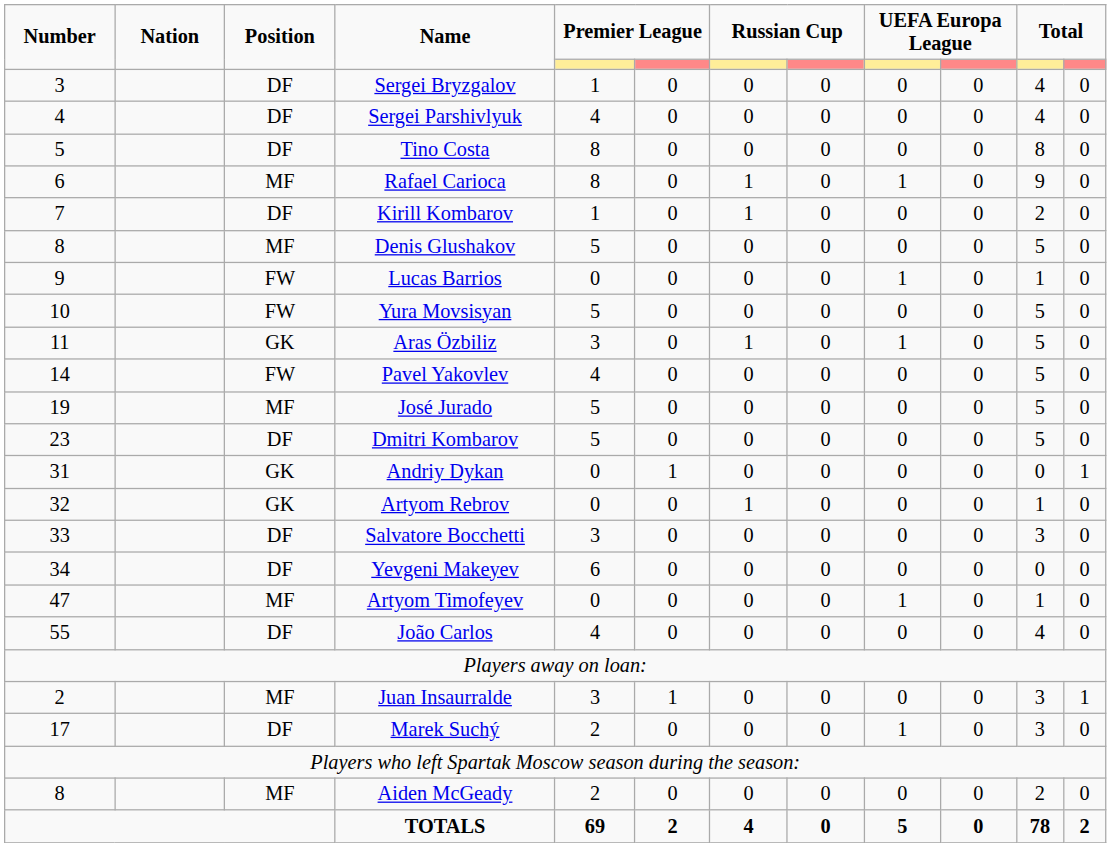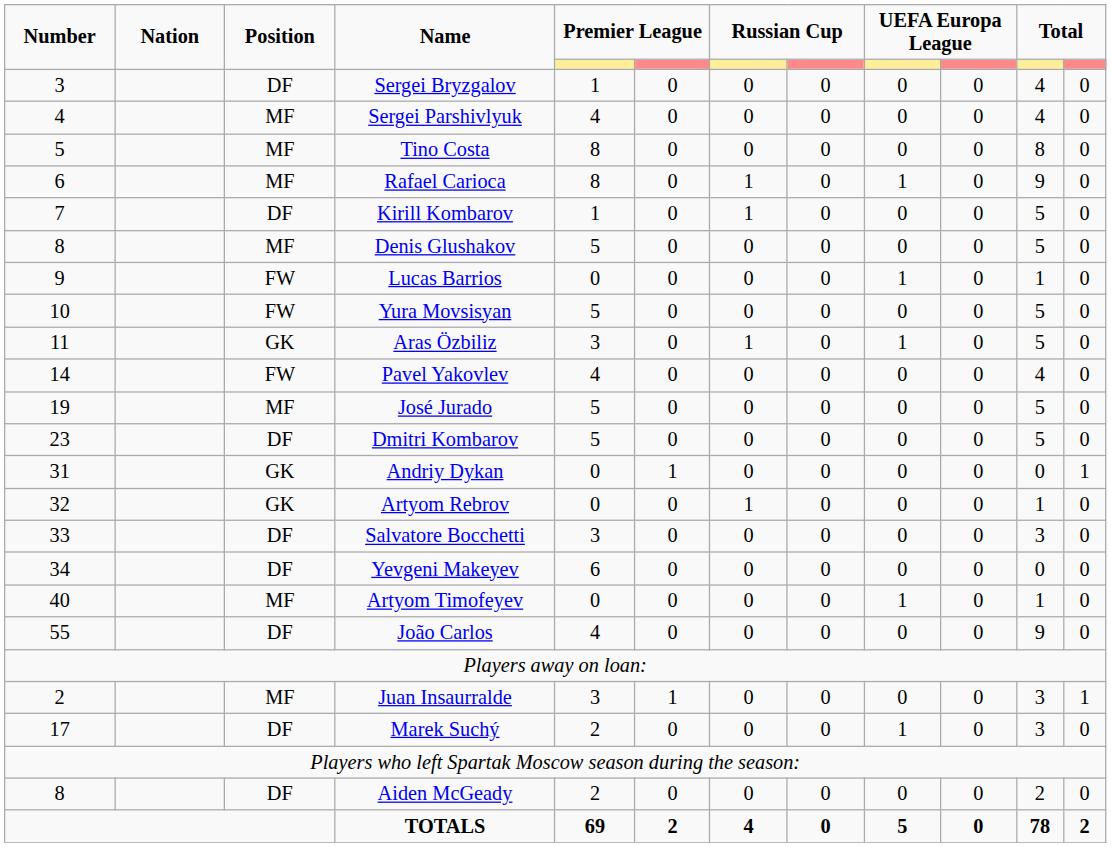(280, 117) DF -> (280, 117) MF
(280, 149) DF -> (280, 149) MF
(1040, 213) 2 -> (1040, 213) 5
(1040, 375) 5 -> (1040, 375) 4
(60, 600) 47 -> (60, 600) 40
(1040, 632) 4 -> (1040, 632) 9
(280, 794) MF -> (280, 794) DF
